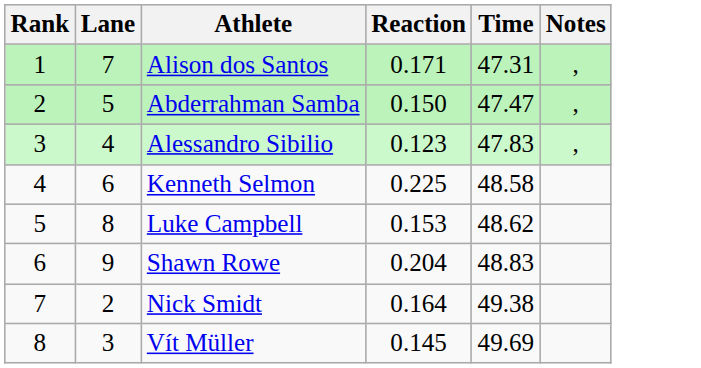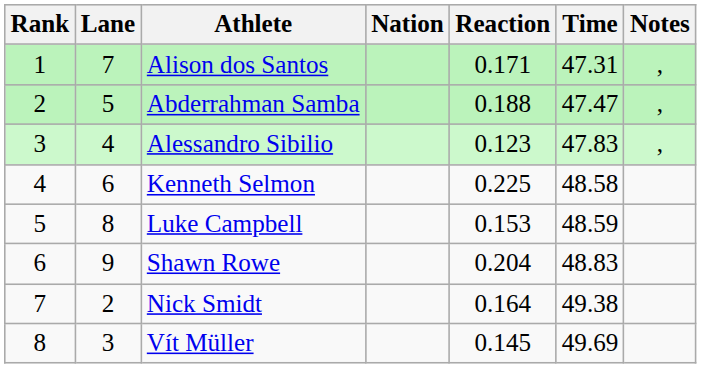+ column: (407, 24)
(419, 104) 0.150 -> (503, 104) 0.188
(506, 223) 48.62 -> (590, 223) 48.59
